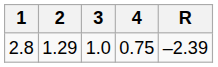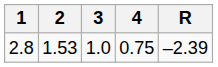(60, 47) 1.29 -> (60, 47) 1.53
